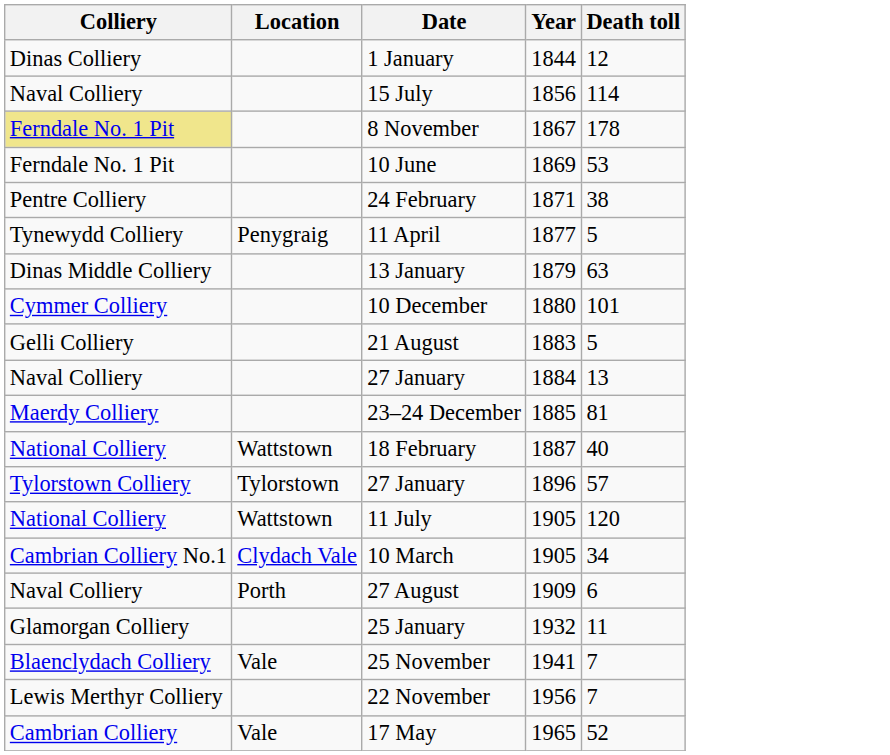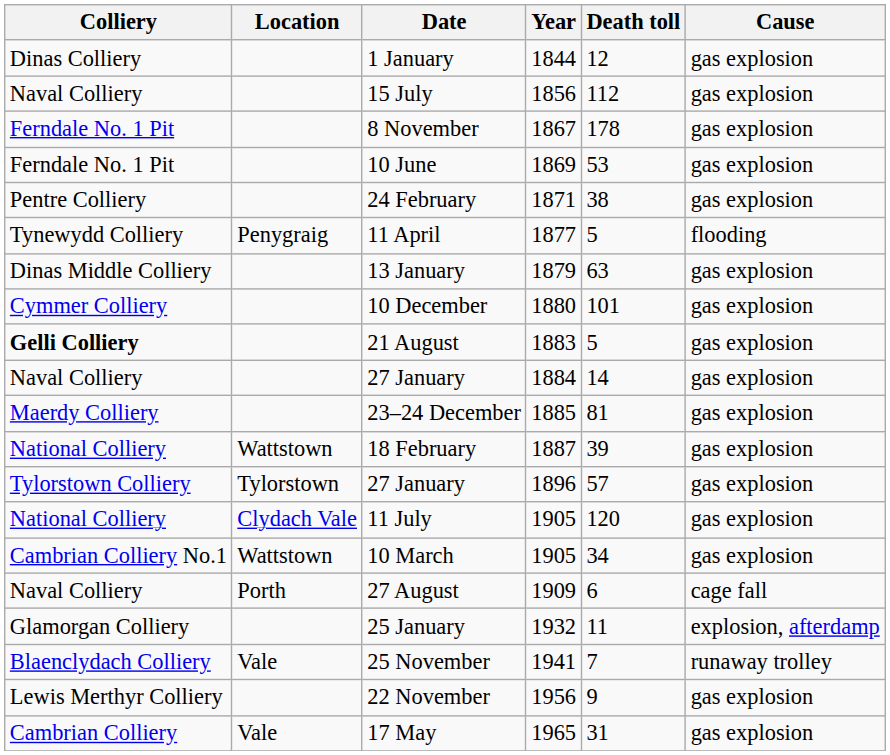+ column: (785, 22)
(603, 93) 114 -> (603, 93) 112
(92, 128) khaki background -> (92, 128) no background
(72, 341) normal -> (74, 341) bold
(598, 377) 13 -> (598, 377) 14
(598, 448) 40 -> (598, 448) 39
(285, 519) Wattstown -> (297, 519) Clydach Vale
(297, 555) Clydach Vale -> (285, 555) Wattstown
(592, 697) 7 -> (592, 697) 9
(598, 732) 52 -> (598, 732) 31
